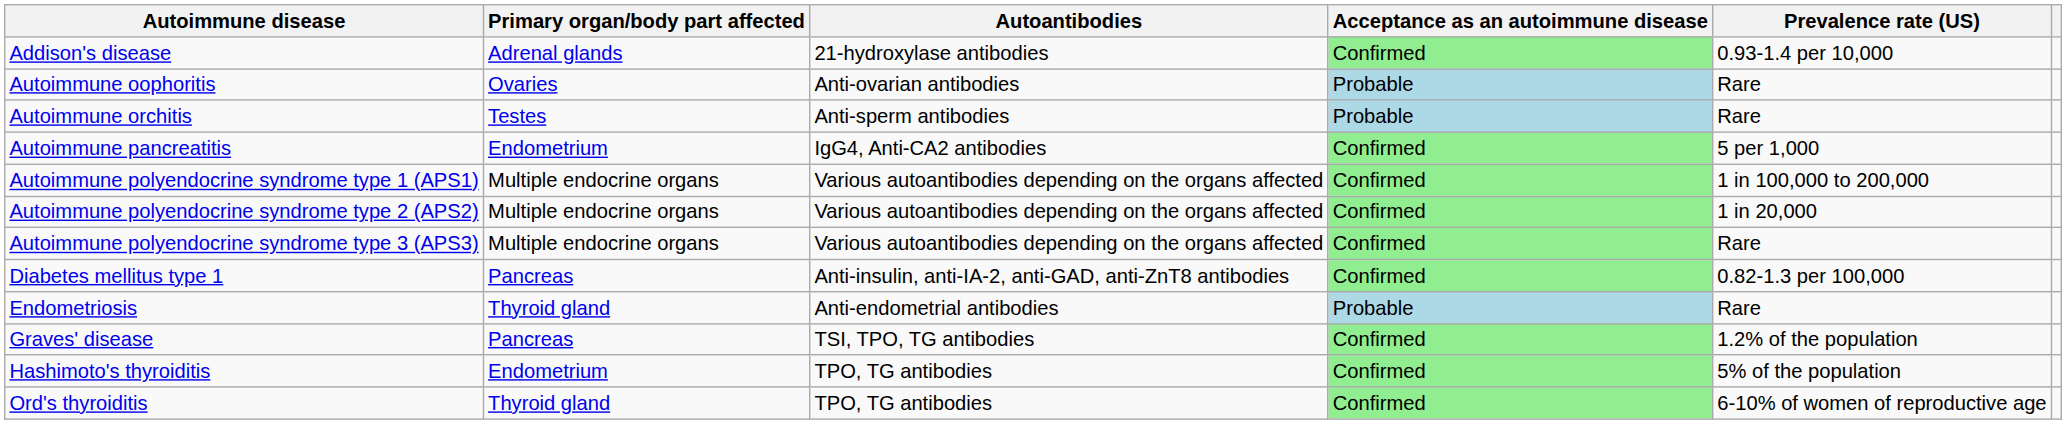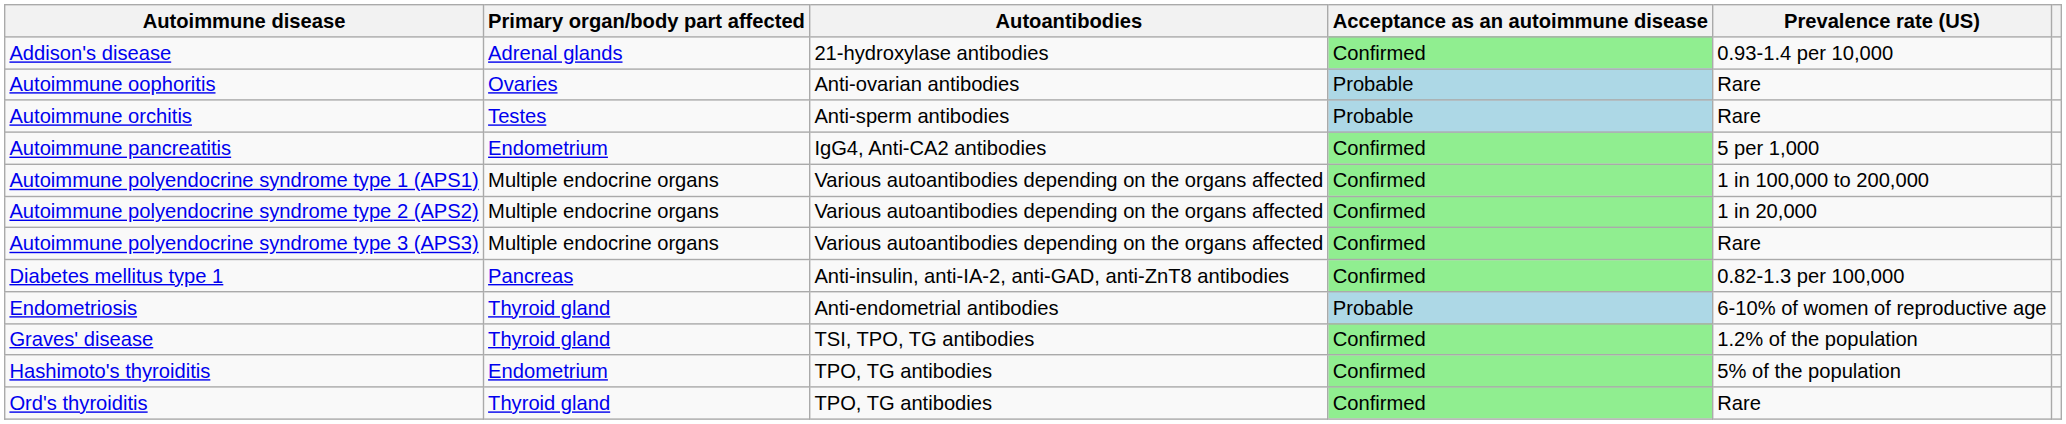(1739, 308) Rare -> (1882, 308) 6-10% of women of reproductive age
(531, 340) Pancreas -> (549, 340) Thyroid gland
(1882, 403) 6-10% of women of reproductive age -> (1739, 403) Rare
